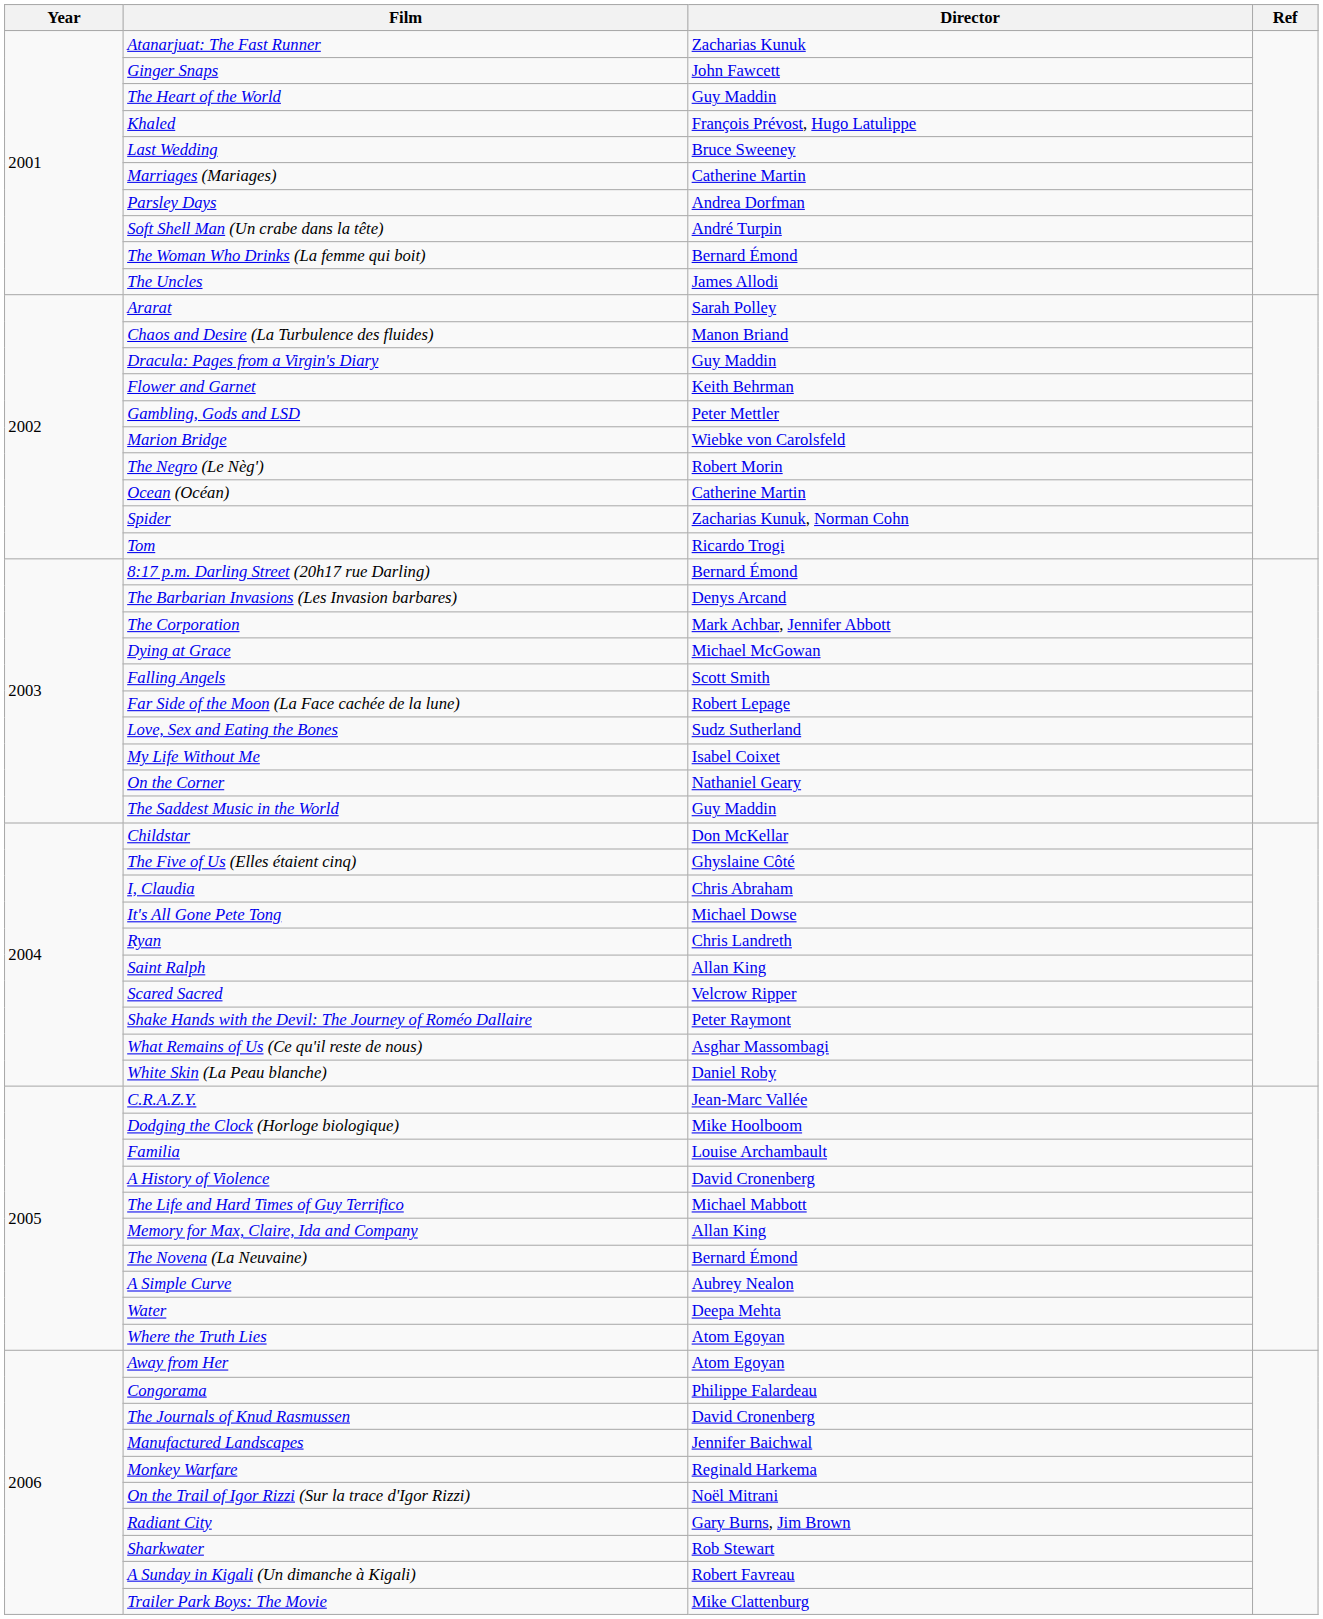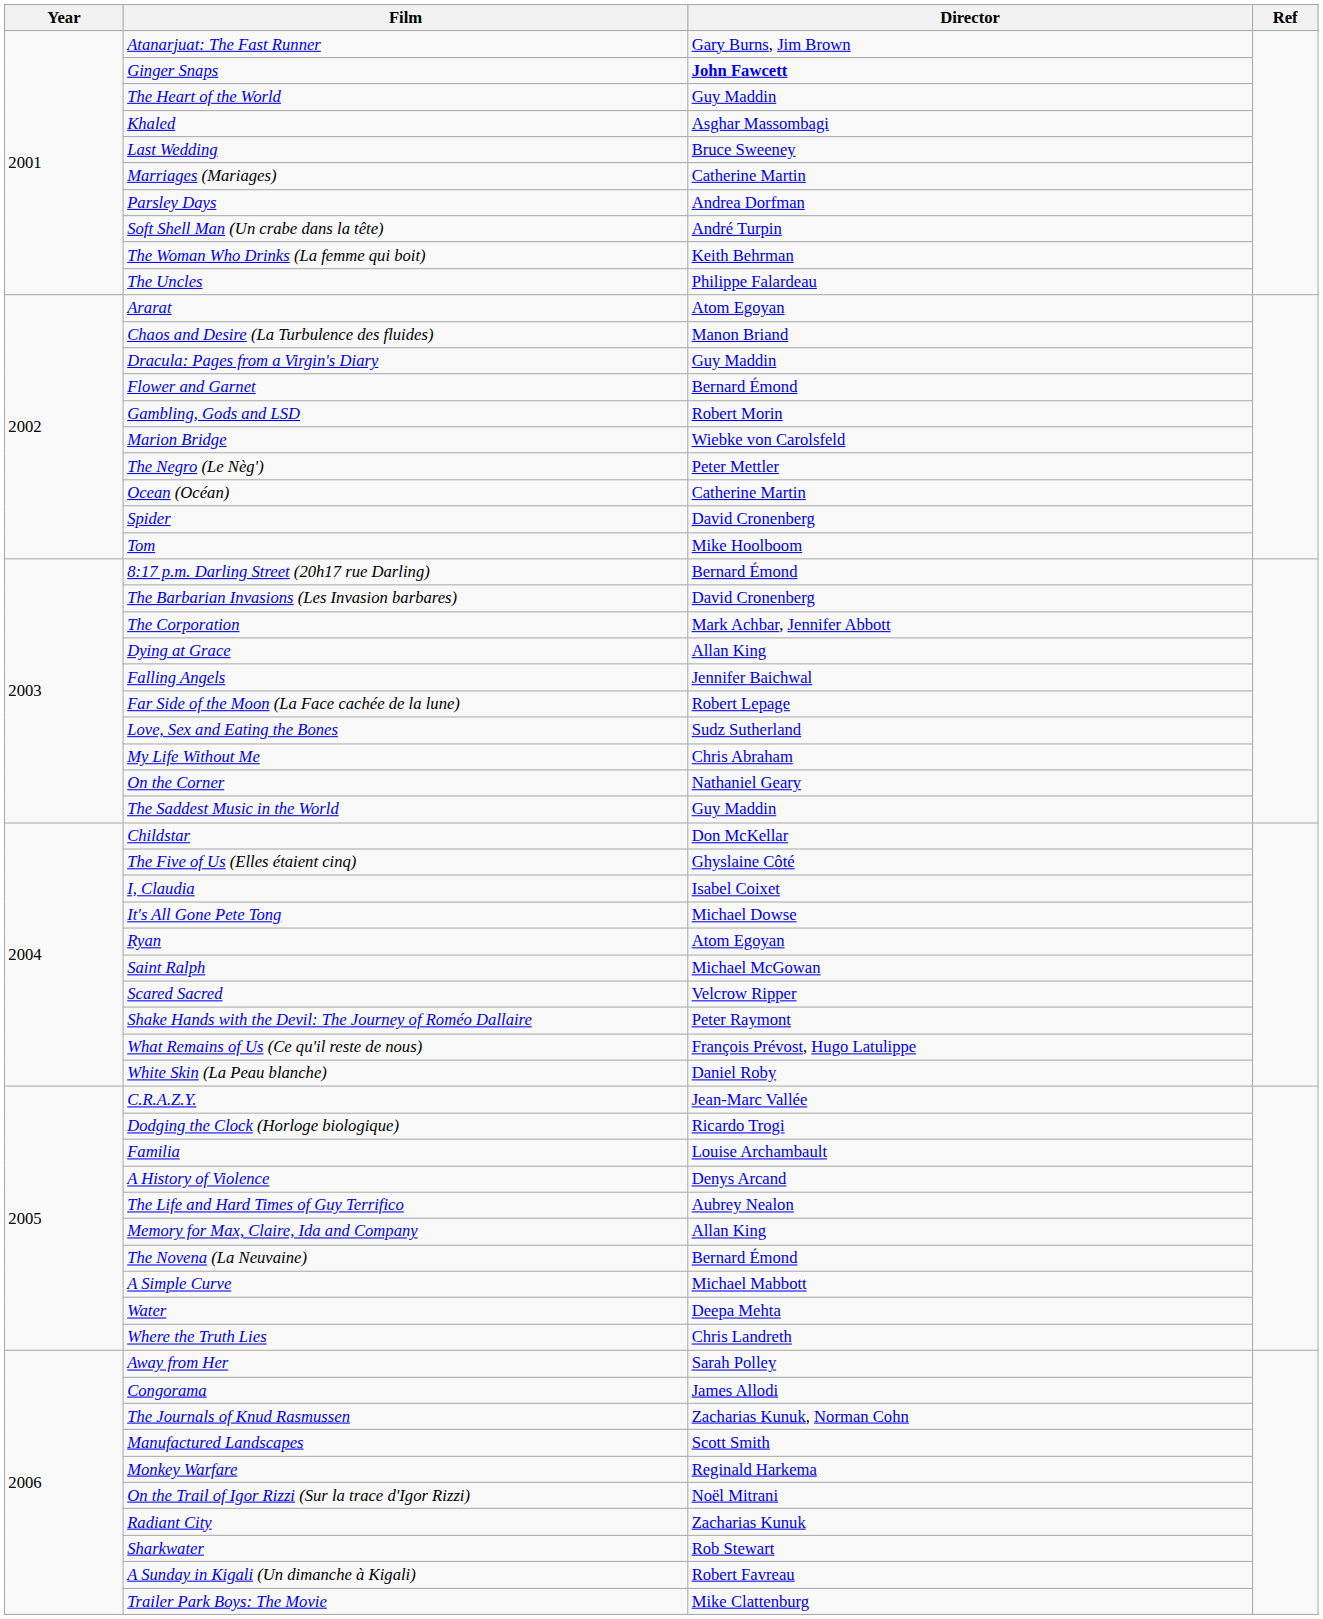(749, 44) Zacharias Kunuk -> (771, 44) Gary Burns, Jim Brown
(736, 70) normal -> (739, 70) bold
(804, 123) François Prévost, Hugo Latulippe -> (760, 123) Asghar Massombagi
(745, 255) Bernard Émond -> (743, 255) Keith Behrman
(735, 281) James Allodi -> (754, 281) Philippe Falardeau
(734, 307) Sarah Polley -> (738, 307) Atom Egoyan
(743, 387) Keith Behrman -> (745, 387) Bernard Émond
(735, 413) Peter Mettler -> (737, 413) Robert Morin
(737, 466) Robert Morin -> (735, 466) Peter Mettler
(800, 519) Zacharias Kunuk, Norman Cohn -> (753, 519) David Cronenberg
(738, 545) Ricardo Trogi -> (747, 545) Mike Hoolboom
(739, 598) Denys Arcand -> (753, 598) David Cronenberg
(756, 651) Michael McGowan -> (729, 651) Allan King
(731, 677) Scott Smith -> (752, 677) Jennifer Baichwal
(736, 756) Isabel Coixet -> (742, 756) Chris Abraham
(742, 888) Chris Abraham -> (736, 888) Isabel Coixet
(742, 941) Chris Landreth -> (738, 941) Atom Egoyan
(729, 967) Allan King -> (756, 967) Michael McGowan
(760, 1046) Asghar Massombagi -> (804, 1046) François Prévost, Hugo Latulippe
(747, 1126) Mike Hoolboom -> (738, 1126) Ricardo Trogi
(753, 1178) David Cronenberg -> (739, 1178) Denys Arcand
(749, 1205) Michael Mabbott -> (743, 1205) Aubrey Nealon
(743, 1284) Aubrey Nealon -> (749, 1284) Michael Mabbott
(738, 1337) Atom Egoyan -> (742, 1337) Chris Landreth
(738, 1363) Atom Egoyan -> (734, 1363) Sarah Polley
(754, 1389) Philippe Falardeau -> (735, 1389) James Allodi
(753, 1416) David Cronenberg -> (800, 1416) Zacharias Kunuk, Norman Cohn
(752, 1442) Jennifer Baichwal -> (731, 1442) Scott Smith
(771, 1521) Gary Burns, Jim Brown -> (749, 1521) Zacharias Kunuk
